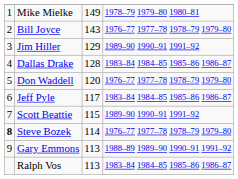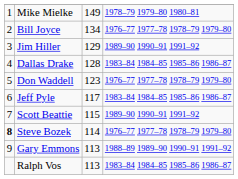(92, 30) 143 -> (92, 30) 134
(92, 81) 120 -> (92, 81) 123
